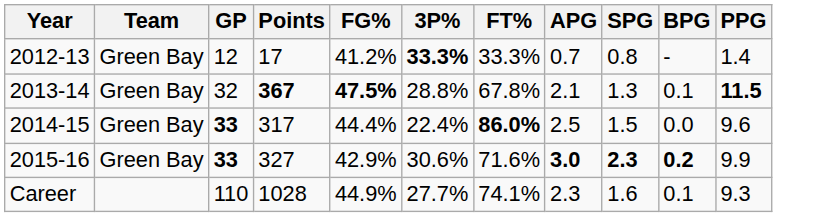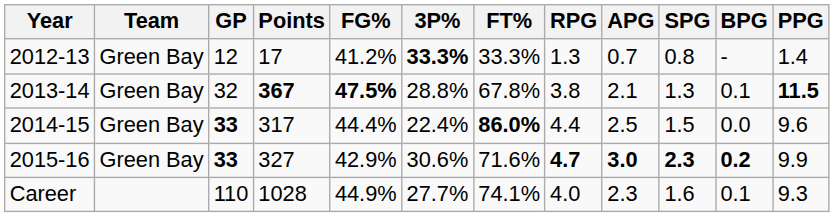+ column: (574, 21)
